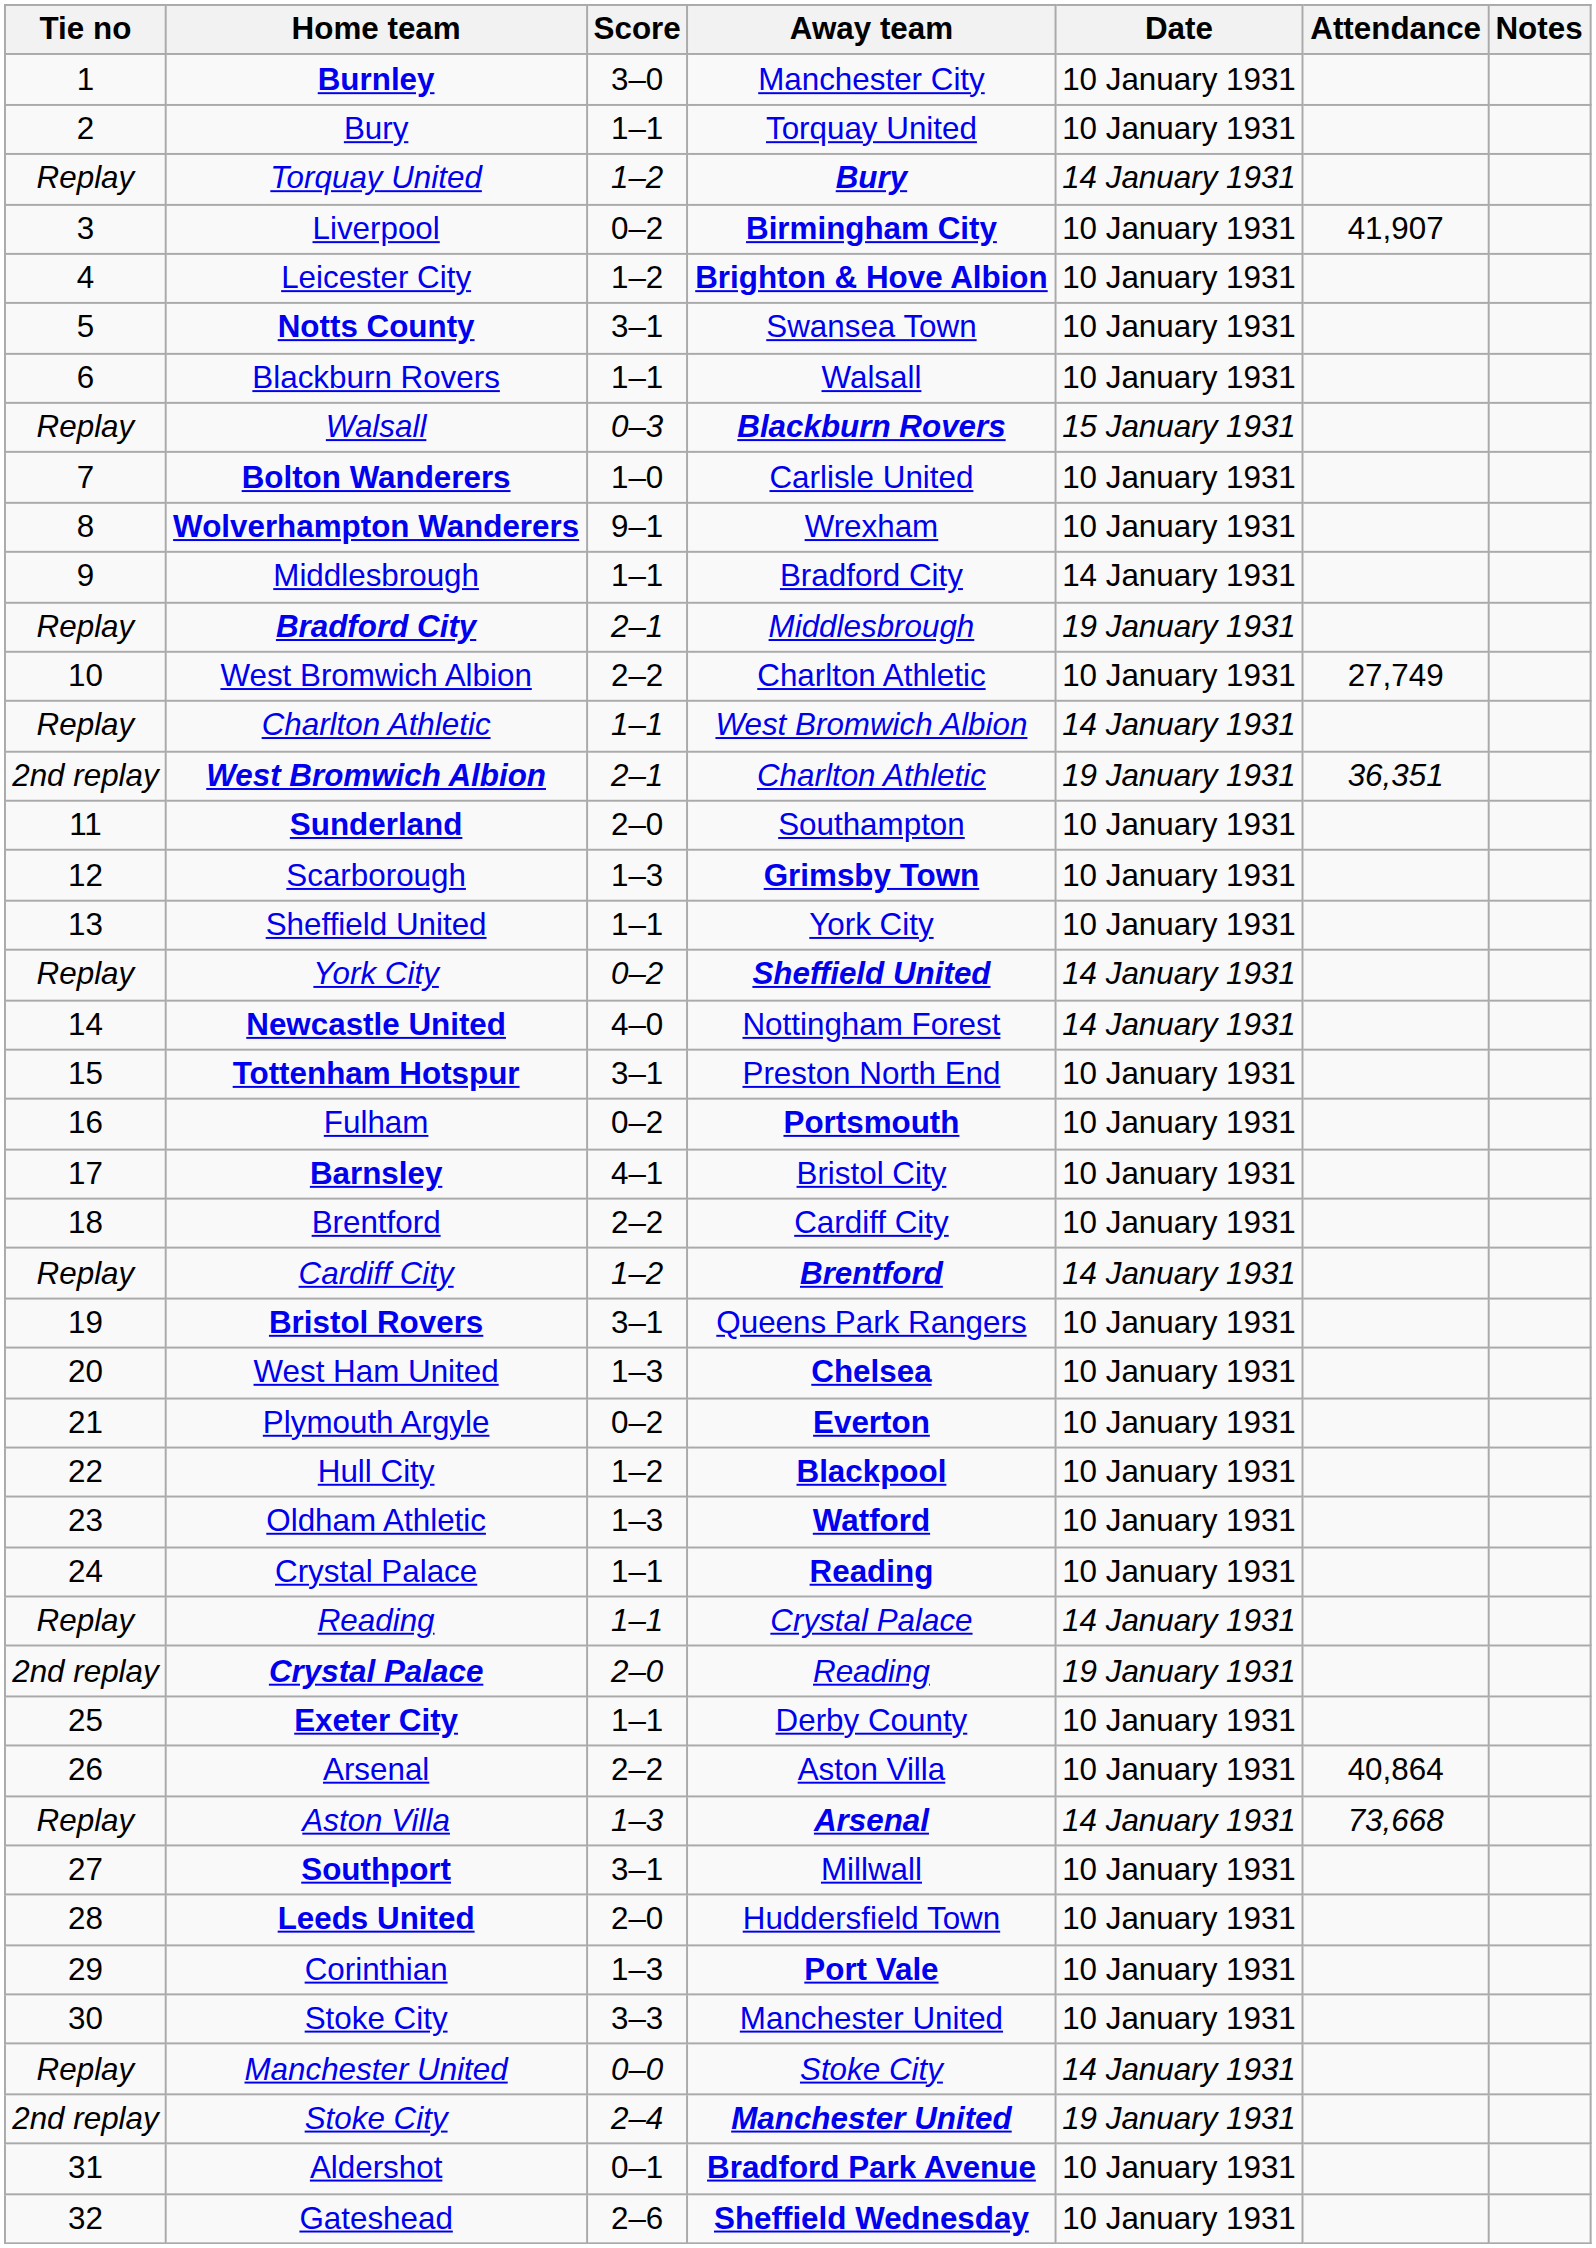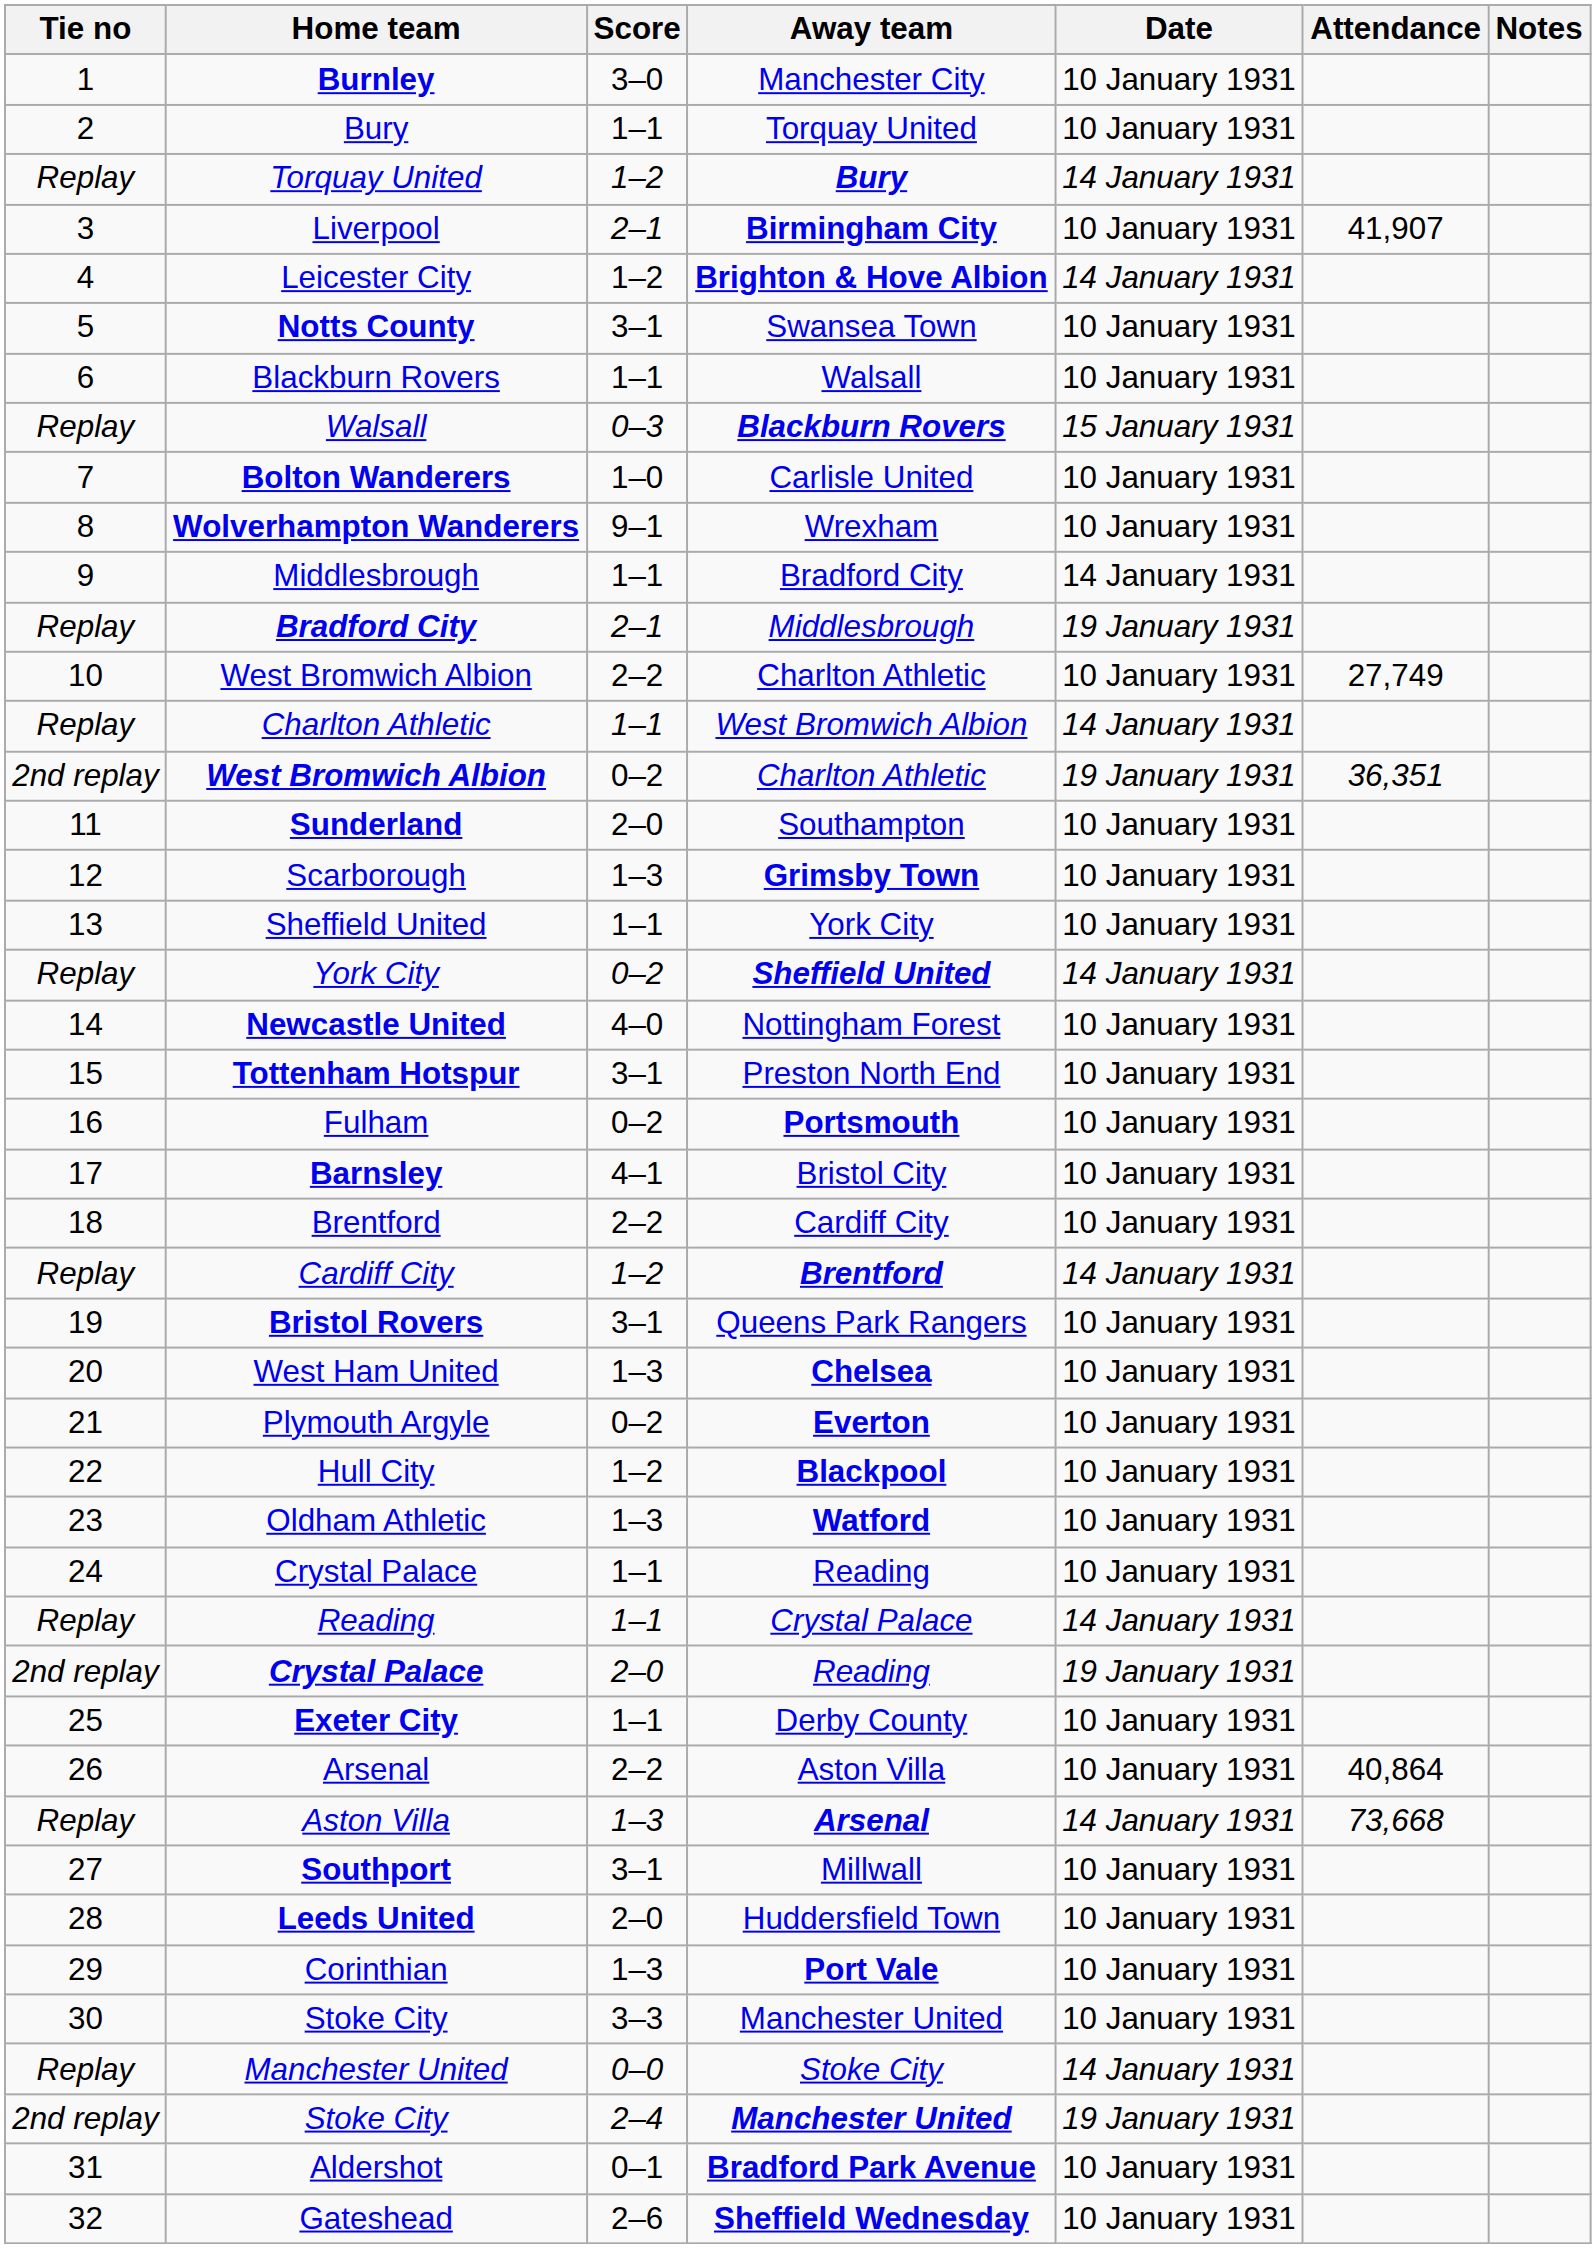(637, 228) 0–2 -> (637, 228) 2–1
(1179, 278) 10 January 1931 -> (1179, 278) 14 January 1931
(637, 775) 2–1 -> (637, 775) 0–2
(1179, 1024) 14 January 1931 -> (1179, 1024) 10 January 1931
(871, 1571) bold -> (871, 1571) normal
